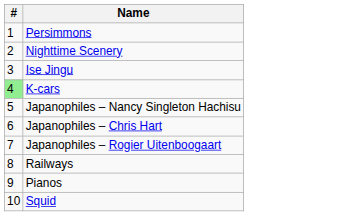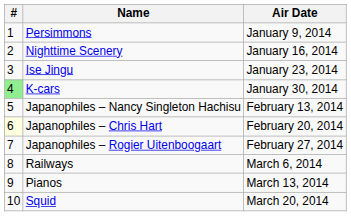+ column: (295, 13)
(10, 126) no background -> (10, 126) lightyellow background
